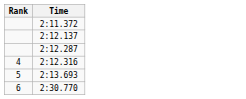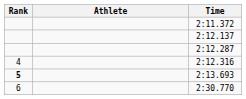+ column: (111, 11)
(18, 75) normal -> (18, 75) bold
